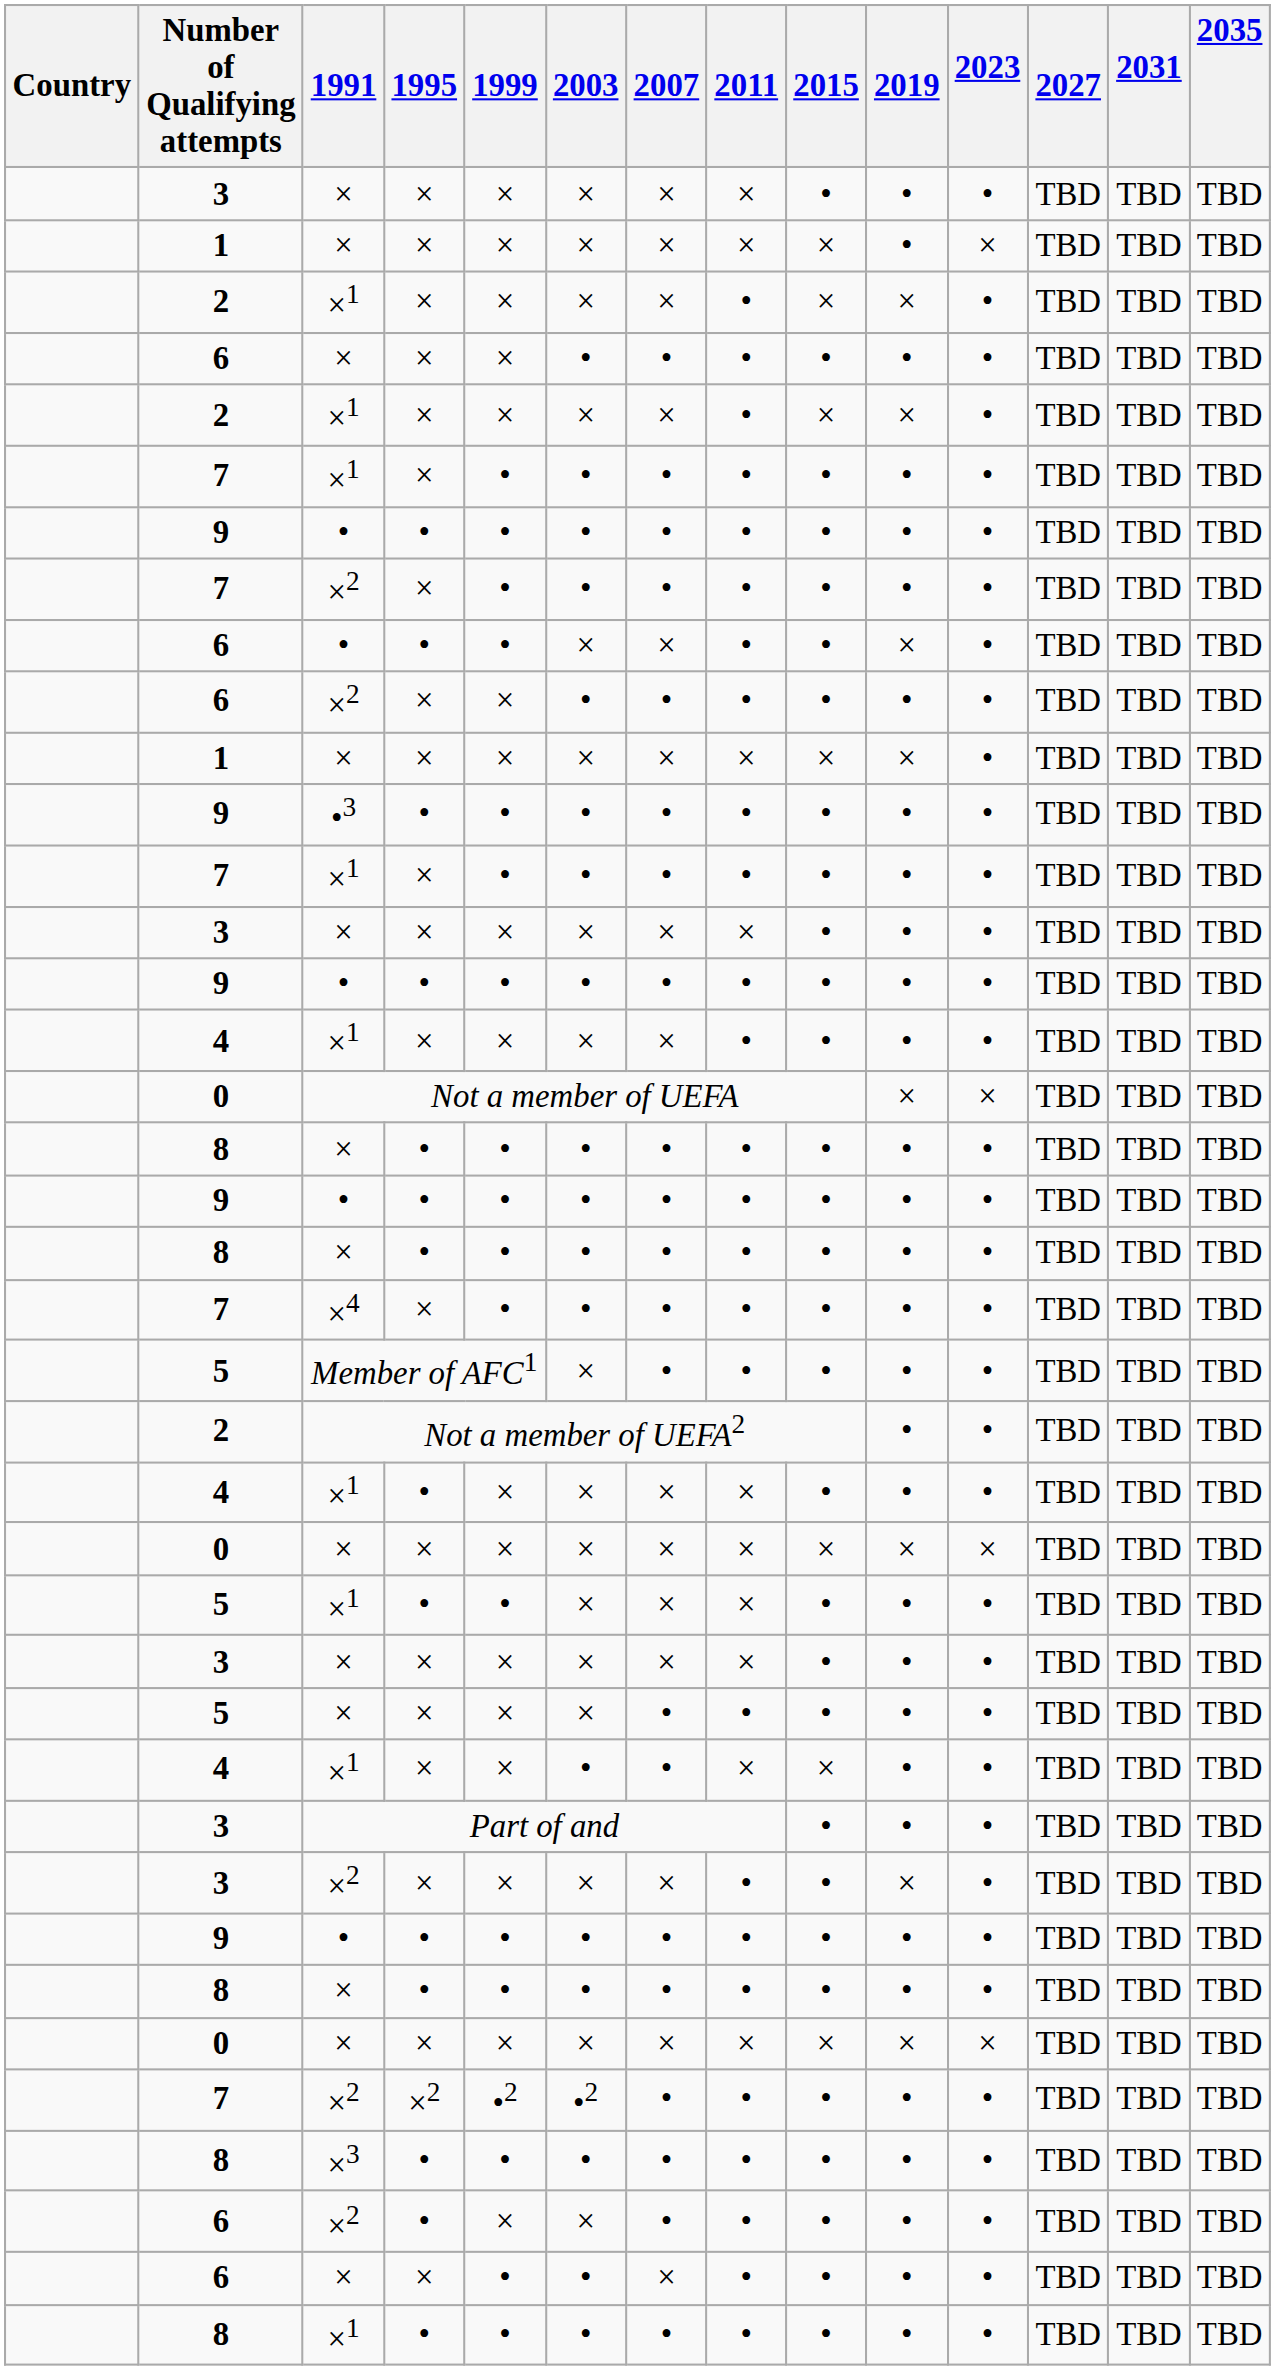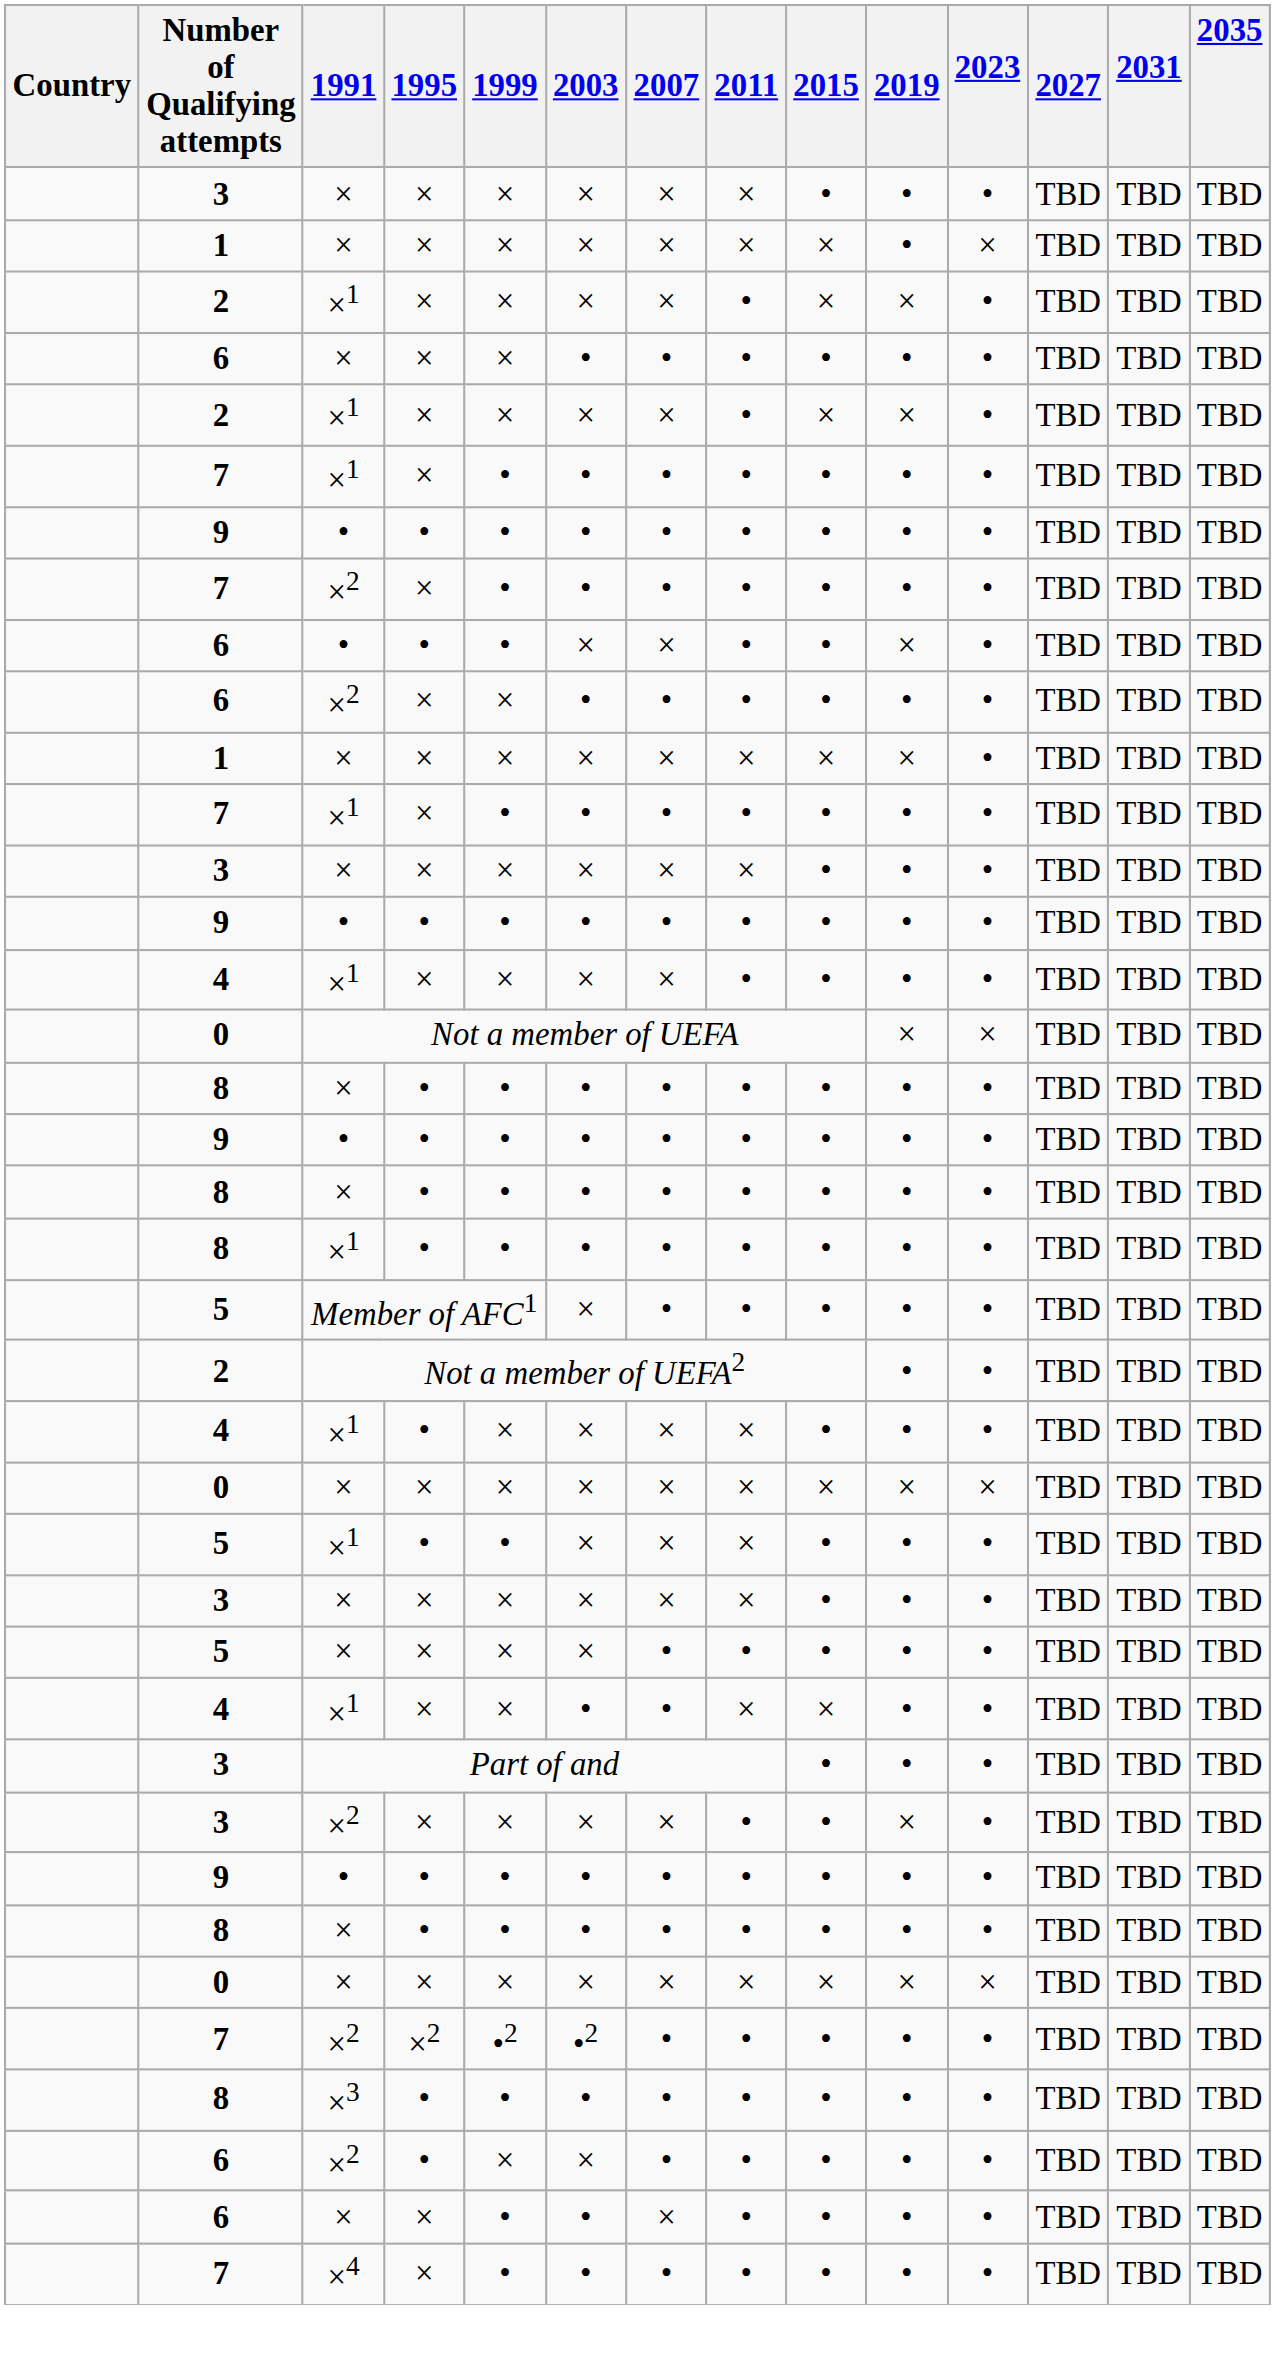- row: (221, 814)
rows swapped: (221, 1309) <-> (221, 2334)
